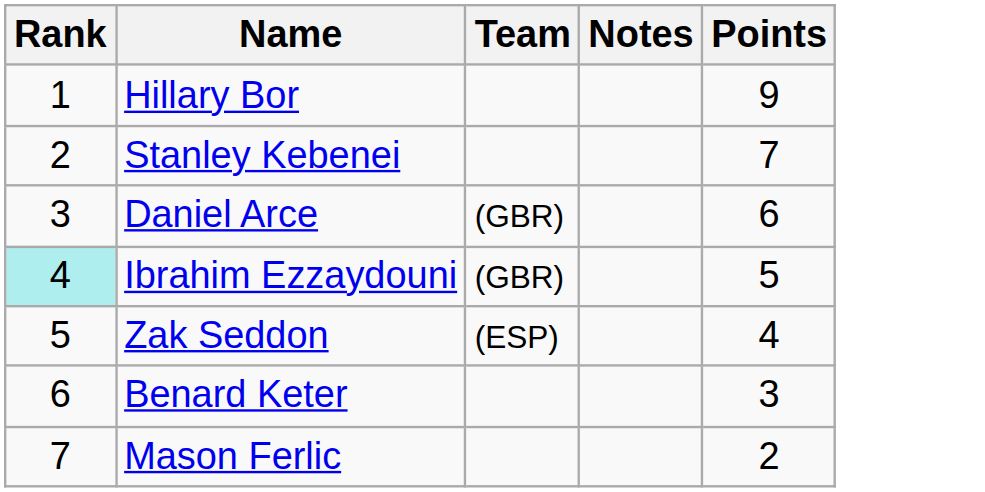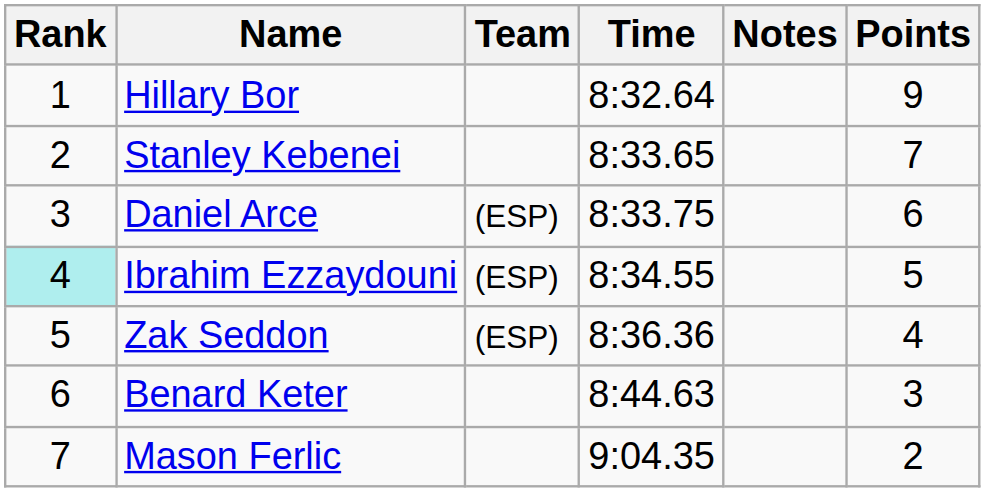+ column: (652, 34)
(519, 217) (GBR) -> (517, 217) (ESP)
(519, 277) (GBR) -> (517, 277) (ESP)
